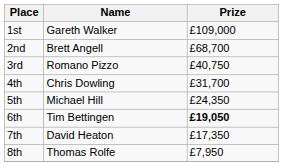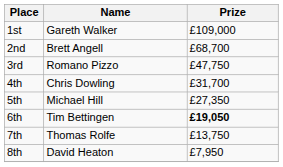(210, 65) £40,750 -> (210, 65) £47,750
(210, 100) £24,350 -> (210, 100) £27,350
(80, 135) David Heaton -> (81, 135) Thomas Rolfe
(210, 135) £17,350 -> (210, 135) £13,750
(81, 153) Thomas Rolfe -> (80, 153) David Heaton
